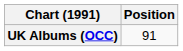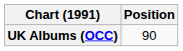(149, 35) 91 -> (149, 35) 90
